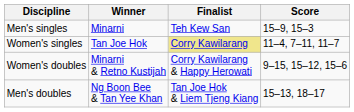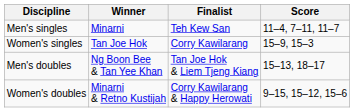(288, 28) 15–9, 15–3 -> (301, 28) 11–4, 7–11, 11–7
(209, 44) khaki background -> (209, 44) no background
(301, 44) 11–4, 7–11, 11–7 -> (288, 44) 15–9, 15–3
rows swapped: (39, 93) <-> (46, 66)
